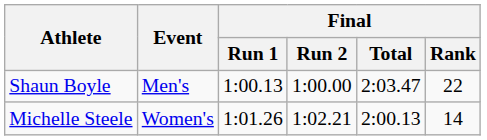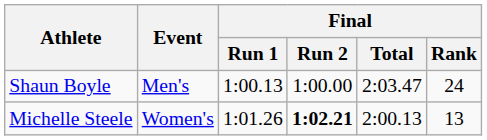(453, 86) 22 -> (454, 86) 24
(322, 118) normal -> (322, 118) bold
(453, 118) 14 -> (454, 118) 13
